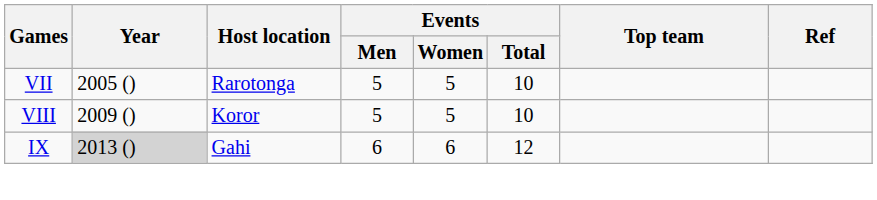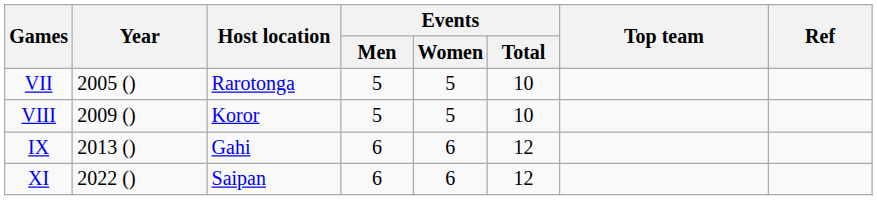(106, 147) lightgrey background -> (106, 147) no background
+ row: (39, 178)
